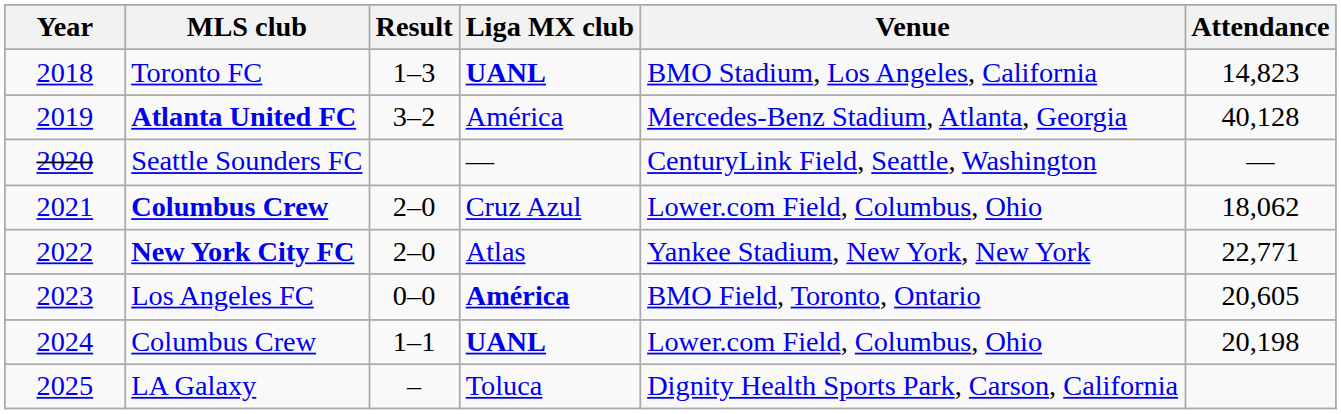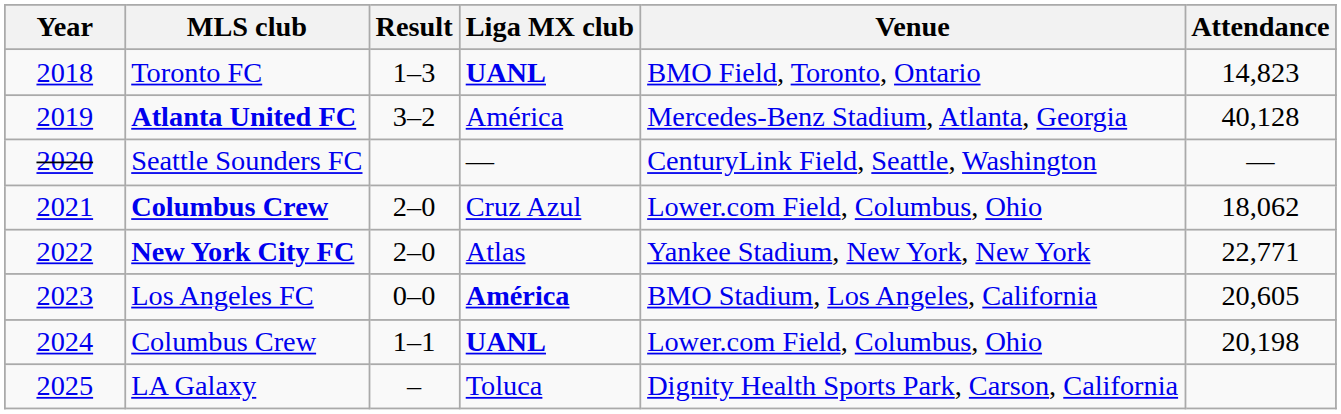(872, 71) BMO Stadium, Los Angeles, California -> (814, 71) BMO Field, Toronto, Ontario
(814, 296) BMO Field, Toronto, Ontario -> (872, 296) BMO Stadium, Los Angeles, California
